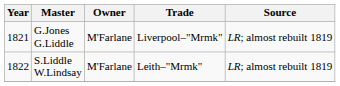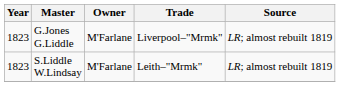(18, 36) 1821 -> (18, 36) 1823
(18, 66) 1822 -> (18, 66) 1823
